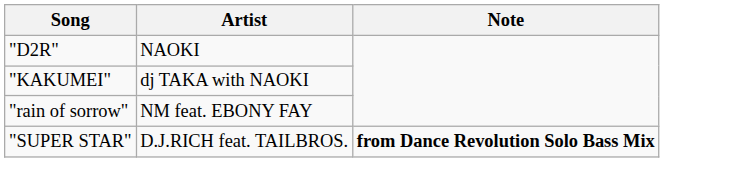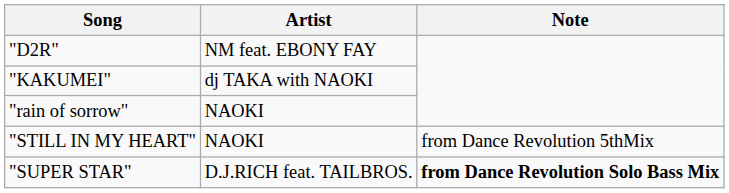(170, 50) NAOKI -> (291, 50) NM feat. EBONY FAY
(226, 111) NM feat. EBONY FAY -> (234, 111) NAOKI
+ row: (102, 141)
